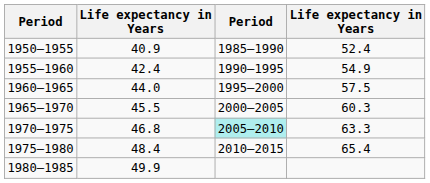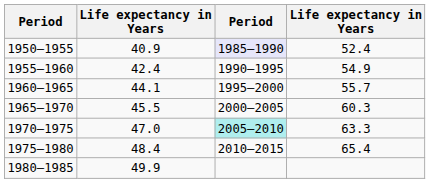(251, 48) no background -> (251, 48) lavender background
(146, 88) 44.0 -> (146, 88) 44.1
(356, 88) 57.5 -> (356, 88) 55.7
(146, 128) 46.8 -> (146, 128) 47.0
